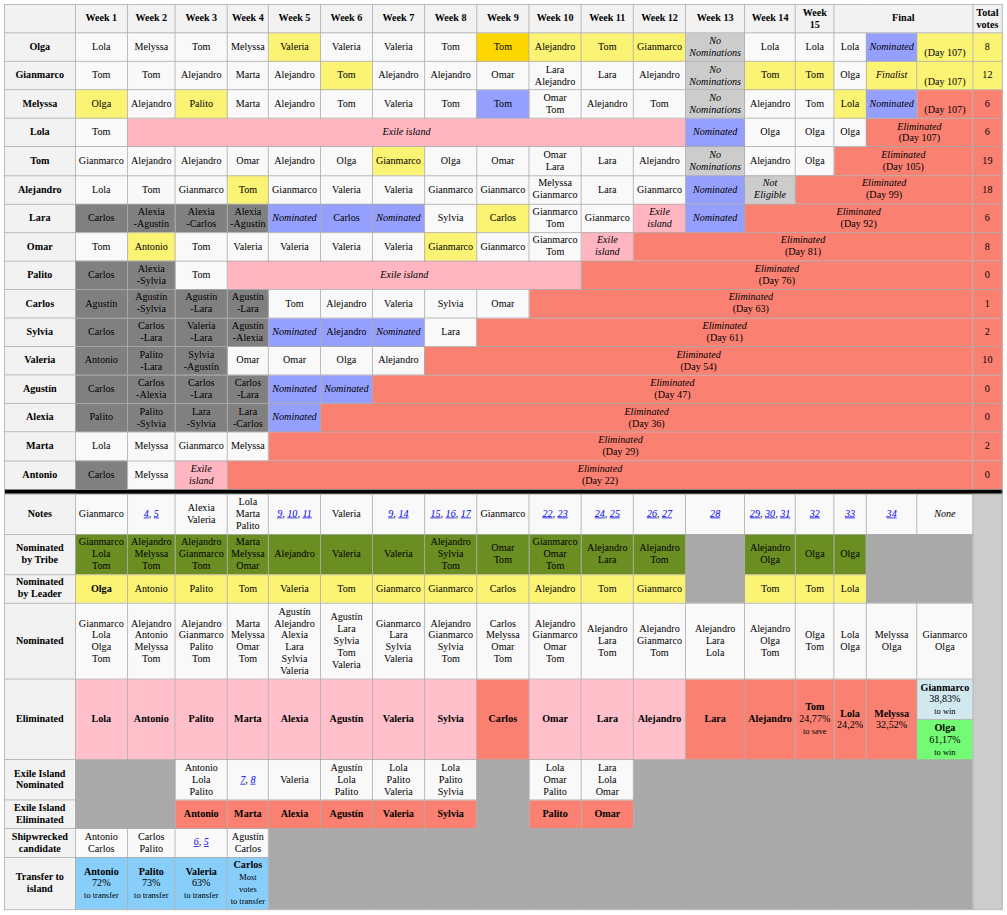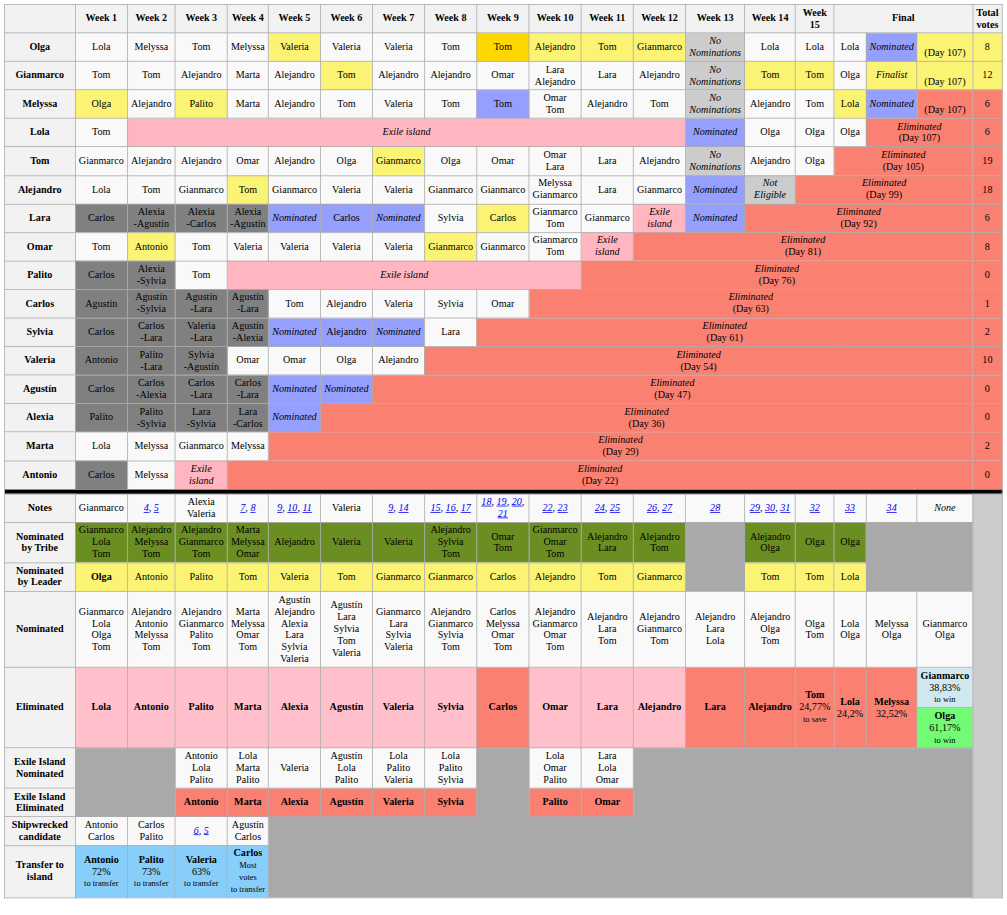(248, 514) Lola Marta Palito -> (248, 508) 7, 8
(503, 514) Gianmarco -> (503, 508) 18, 19, 20, 21
(248, 779) 7, 8 -> (248, 768) Lola Marta Palito
